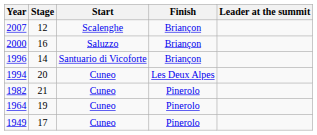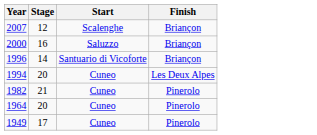- column: (265, 12)
(43, 106) 19 -> (43, 106) 20
